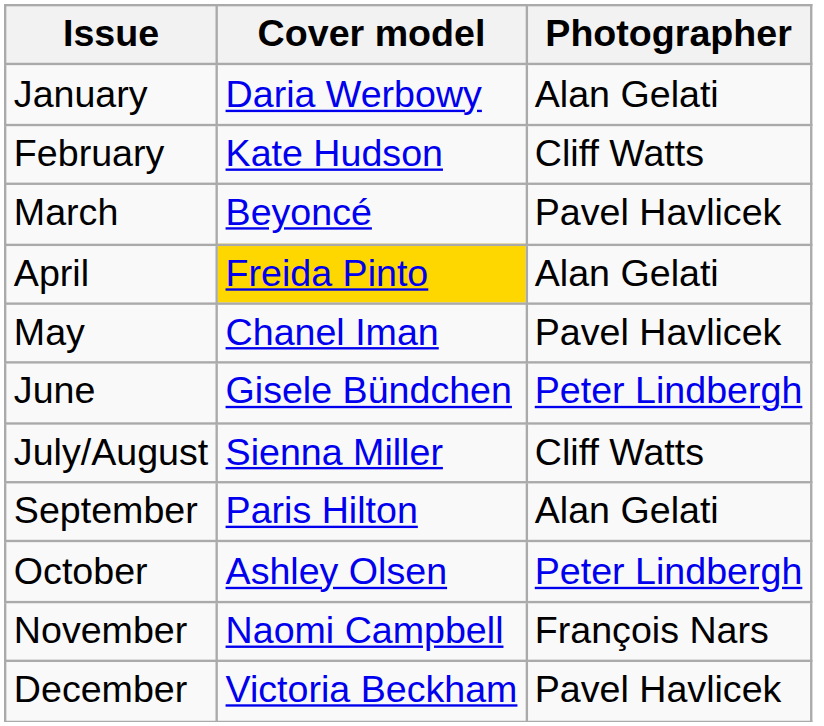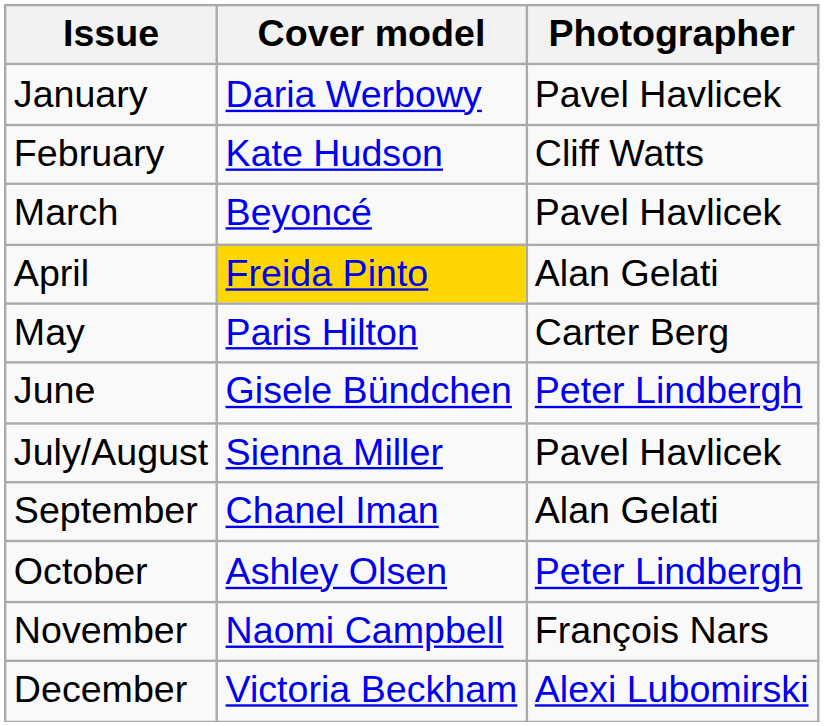(627, 93) Alan Gelati -> (658, 93) Pavel Havlicek
(332, 332) Chanel Iman -> (322, 332) Paris Hilton
(658, 332) Pavel Havlicek -> (632, 332) Carter Berg
(619, 451) Cliff Watts -> (658, 451) Pavel Havlicek
(322, 511) Paris Hilton -> (332, 511) Chanel Iman
(658, 690) Pavel Havlicek -> (672, 690) Alexi Lubomirski
